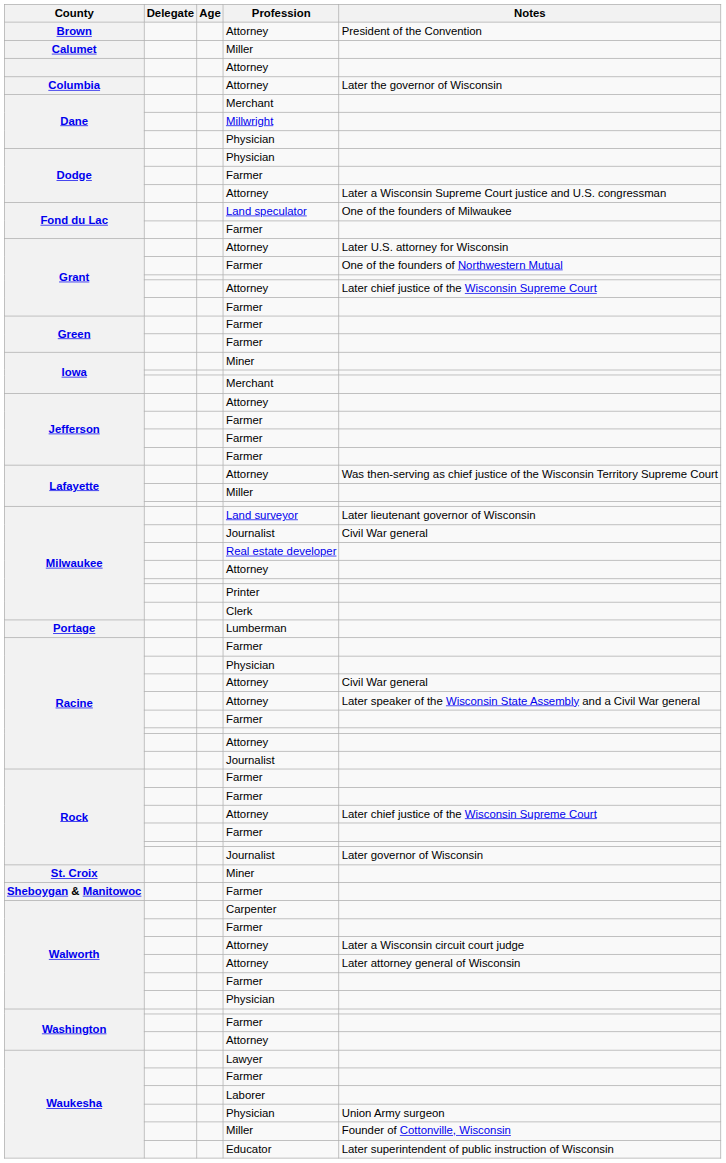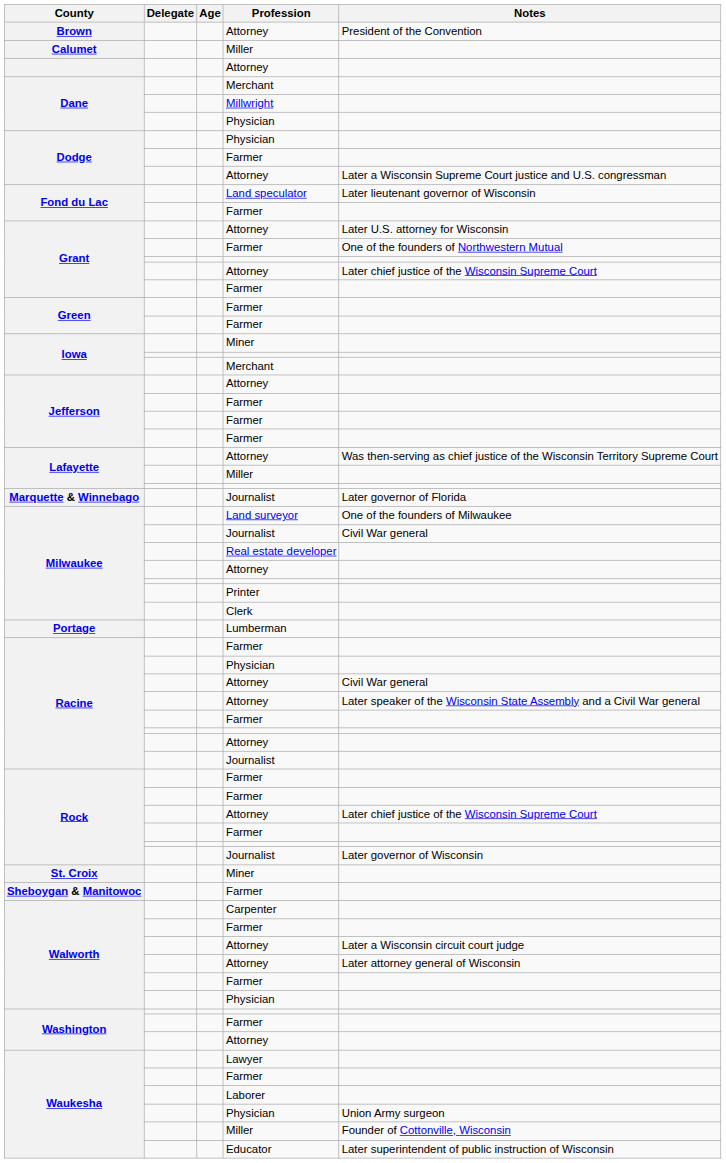- row: (74, 85)
(427, 211) One of the founders of Milwaukee -> (439, 193) Later lieutenant governor of Wisconsin
+ row: (74, 497)
(439, 515) Later lieutenant governor of Wisconsin -> (427, 515) One of the founders of Milwaukee
